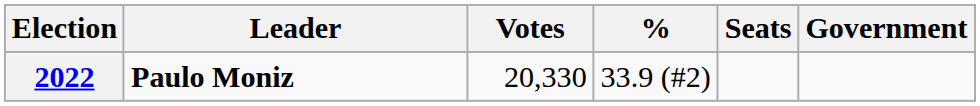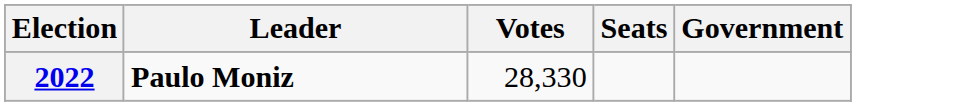- column: (656, 28)
(545, 76) 20,330 -> (545, 76) 28,330
